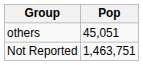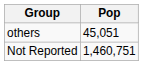(109, 51) 1,463,751 -> (109, 51) 1,460,751
